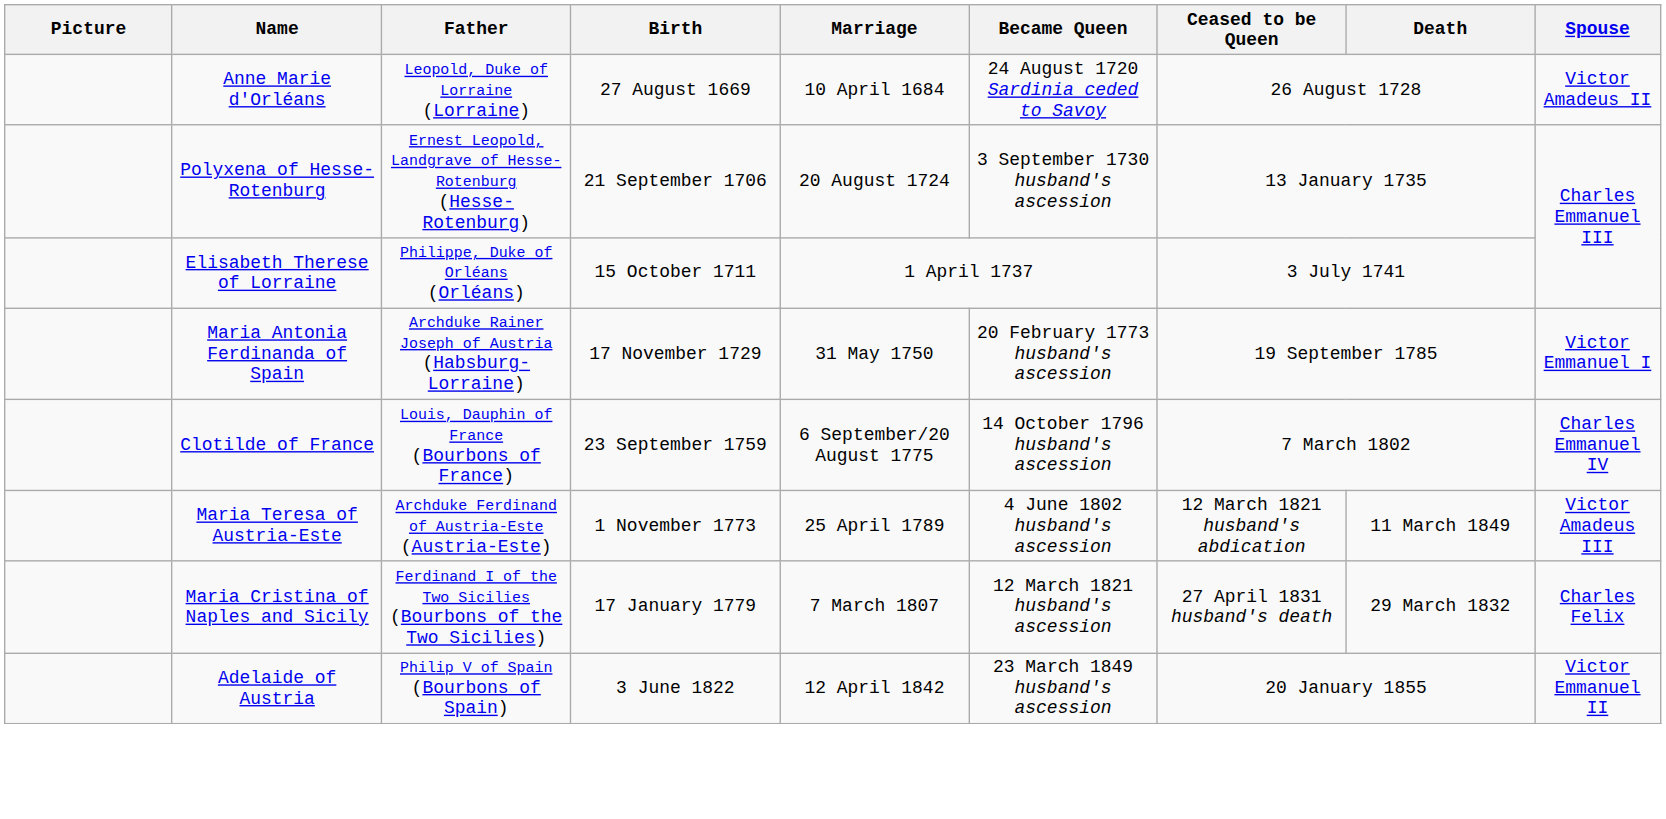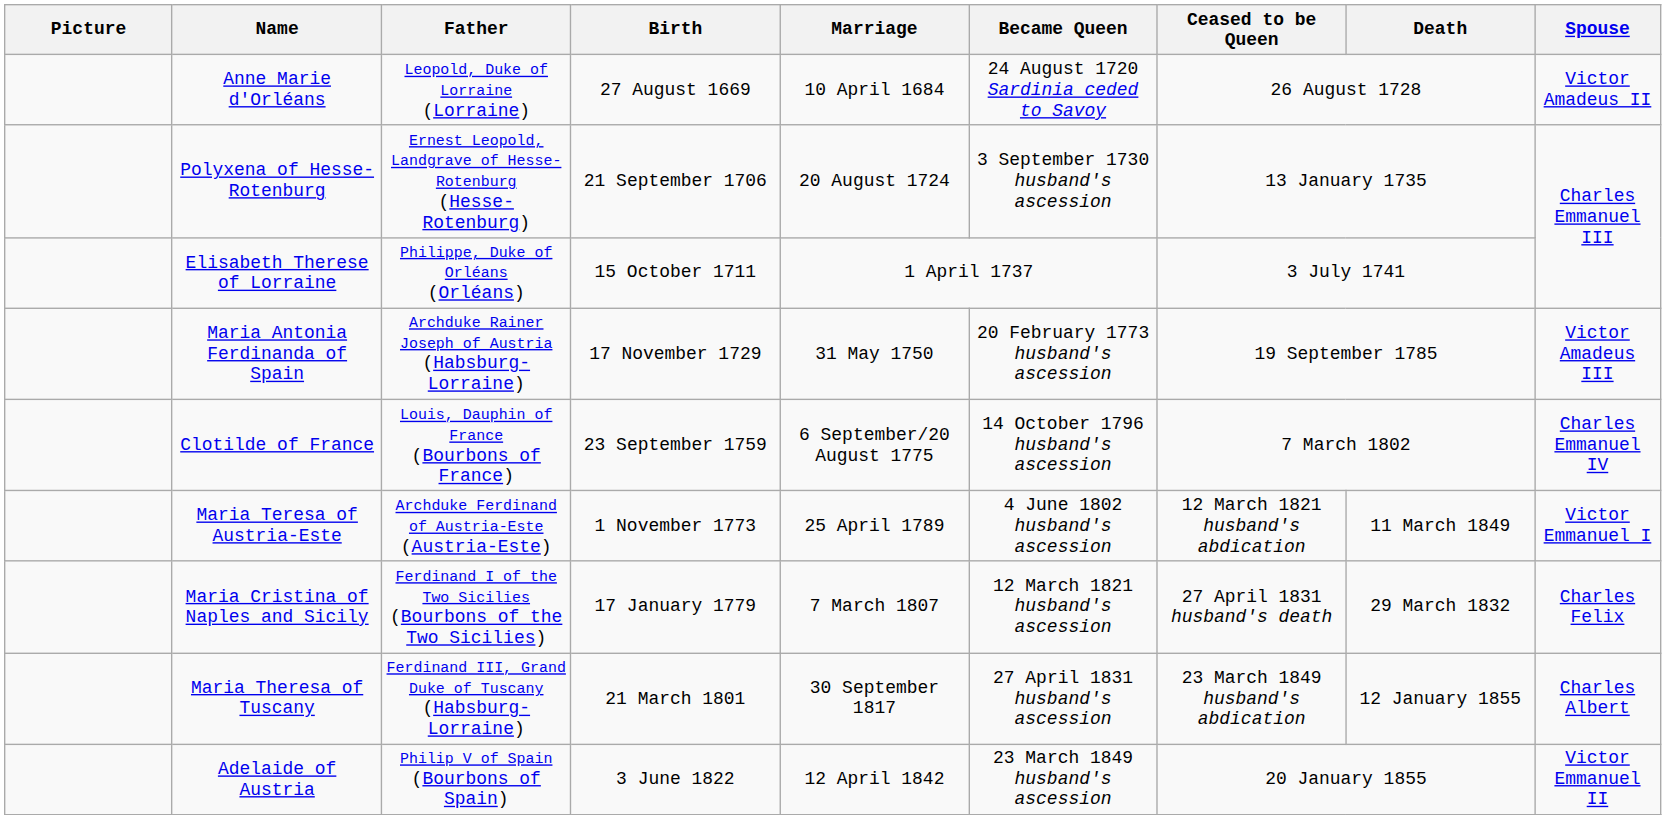(1597, 354) Victor Emmanuel I -> (1597, 354) Victor Amadeus III
(1597, 526) Victor Amadeus III -> (1597, 526) Victor Emmanuel I
+ row: (277, 698)
